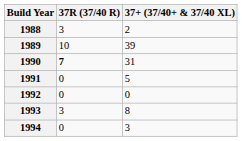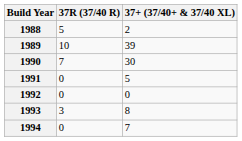(61, 29) 3 -> (61, 29) 5
(61, 62) bold -> (61, 62) normal
(130, 62) 31 -> (130, 62) 30
(127, 128) 3 -> (127, 128) 7
